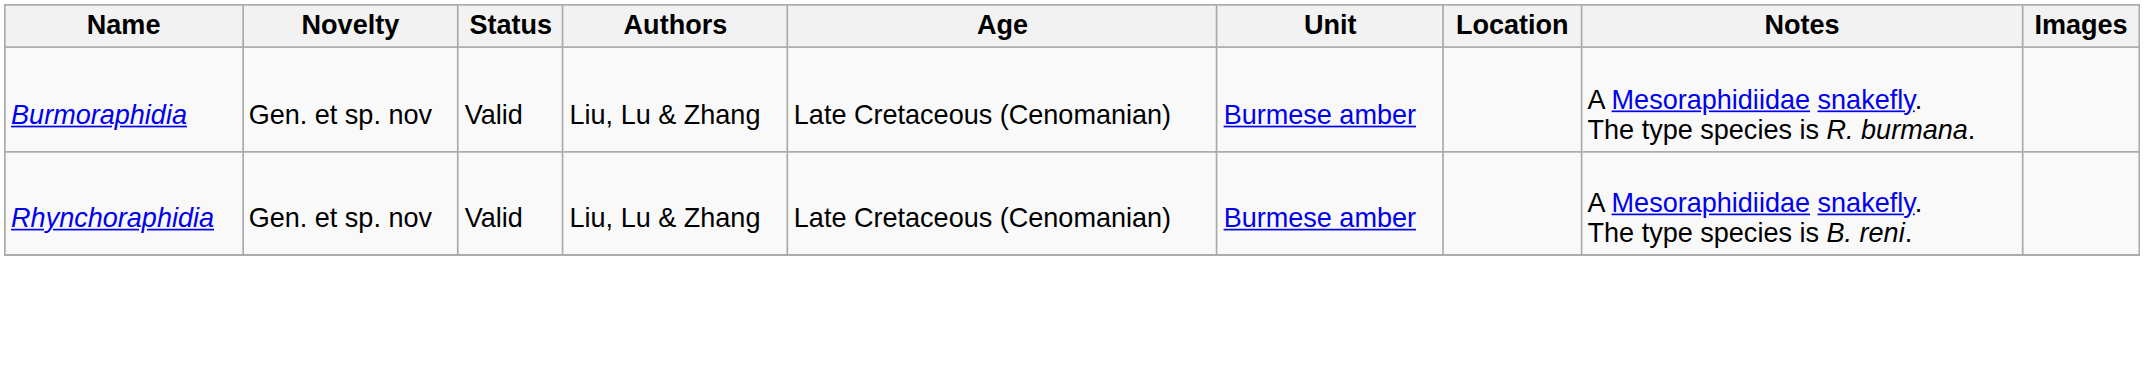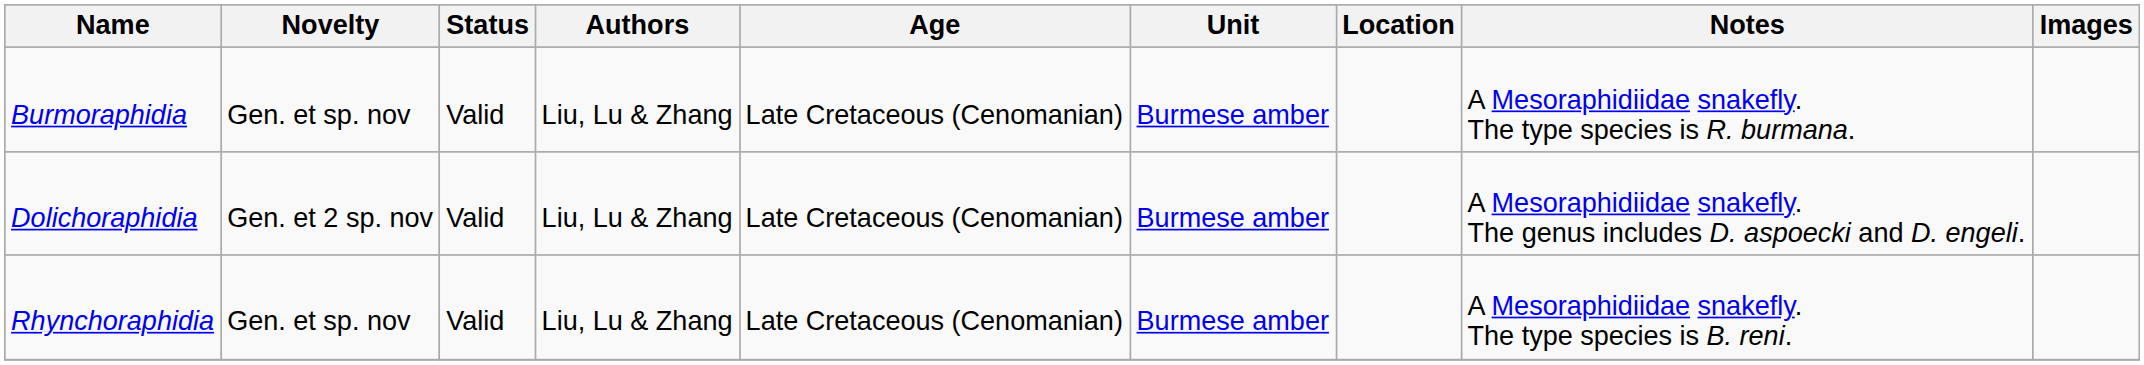+ row: (104, 218)
